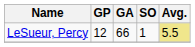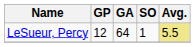(123, 32) 66 -> (123, 32) 64
